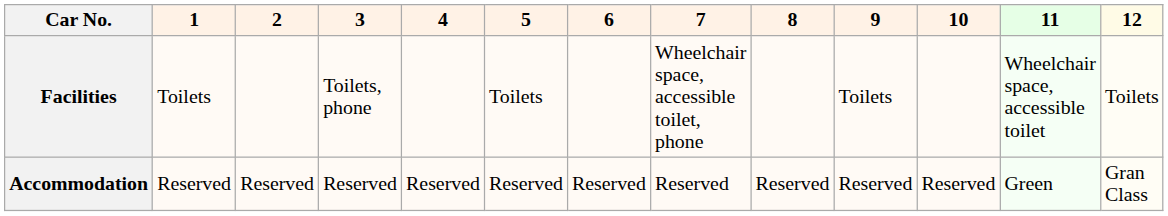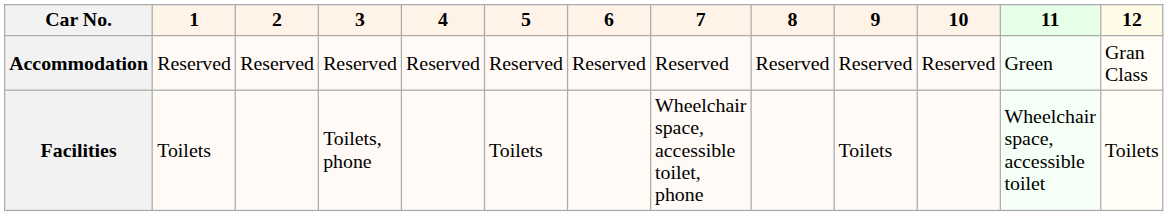rows swapped: (79, 183) <-> (79, 96)
